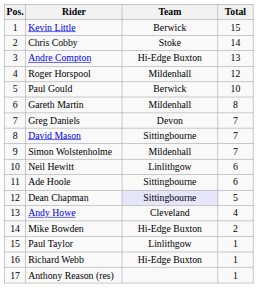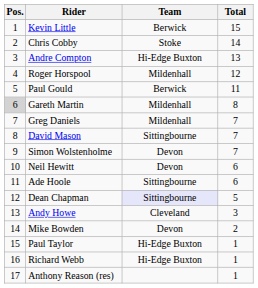(235, 89) 10 -> (235, 89) 11
(15, 105) no background -> (15, 105) lightgrey background
(170, 120) Devon -> (170, 120) Mildenhall
(170, 151) Mildenhall -> (170, 151) Devon
(170, 167) Linlithgow -> (170, 167) Devon
(235, 213) 4 -> (235, 213) 3
(170, 228) Hi-Edge Buxton -> (170, 228) Devon
(170, 244) Linlithgow -> (170, 244) Hi-Edge Buxton
